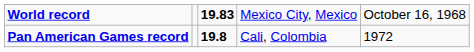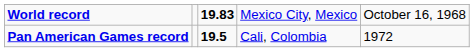(214, 36) 19.8 -> (214, 36) 19.5
